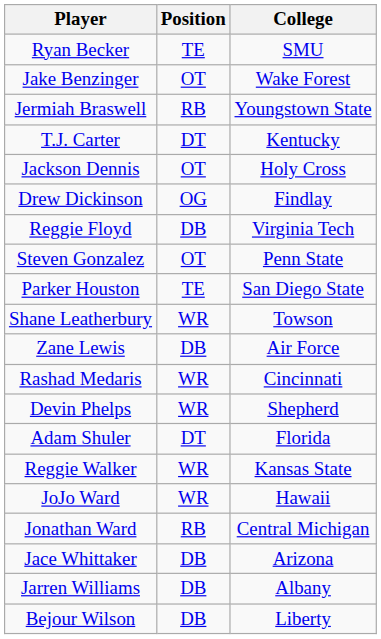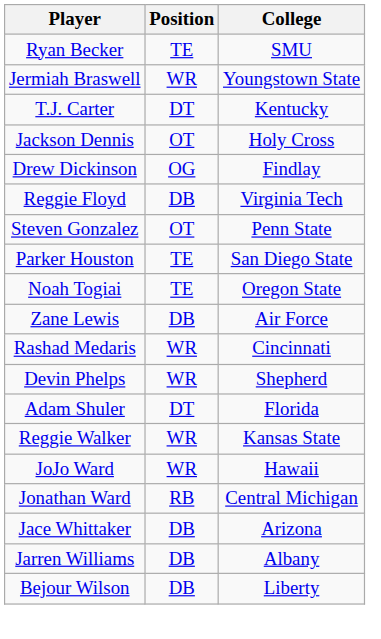- row: (80, 79)
(193, 109) RB -> (182, 79) WR
+ row: (75, 288)
- row: (80, 318)
